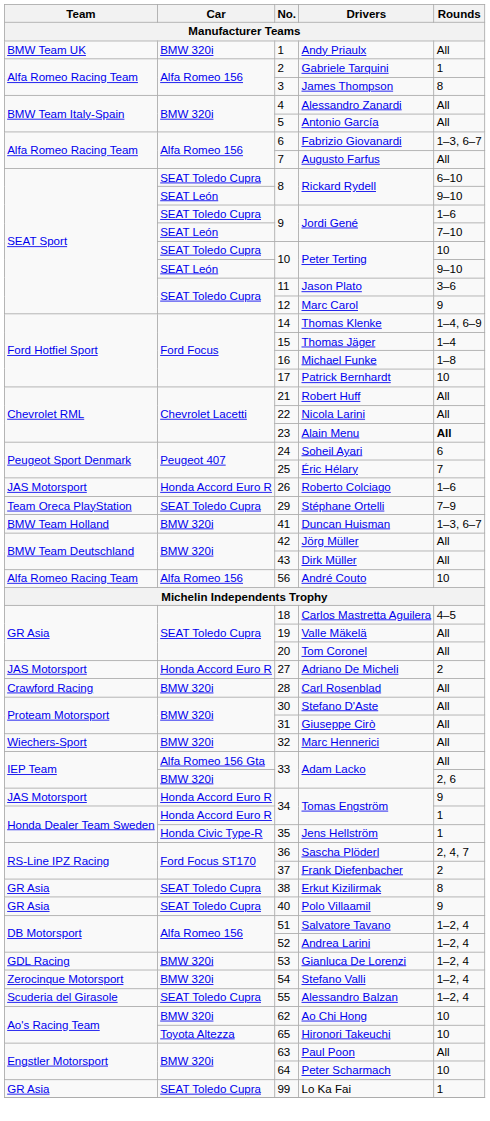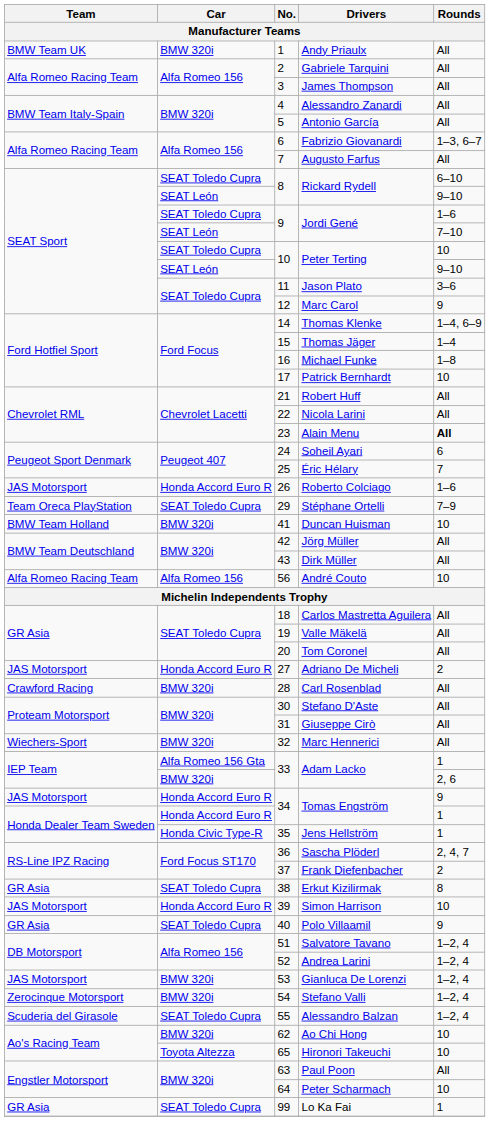(440, 68) 1 -> (443, 68) All
(440, 86) 8 -> (443, 86) All
(459, 523) 1–3, 6–7 -> (443, 523) 10
(446, 614) 4–5 -> (443, 614) All
(443, 760) All -> (440, 760) 1
+ row: (216, 906)
(38, 961) GDL Racing -> (47, 979) JAS Motorsport
